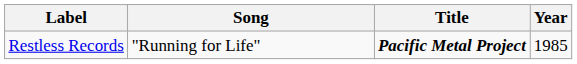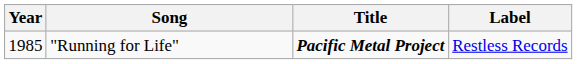columns swapped: (551, 17) <-> (66, 17)
